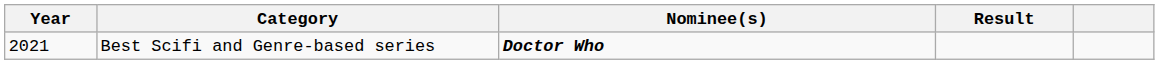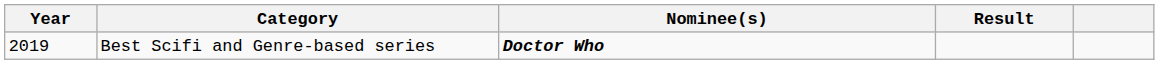(29, 46) 2021 -> (29, 46) 2019
